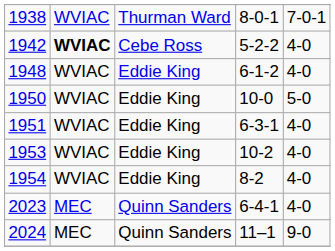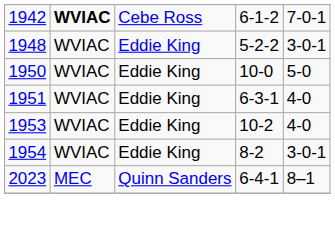- row: (27, 17)
(259, 44) 5-2-2 -> (259, 17) 6-1-2
(299, 44) 4-0 -> (307, 17) 7-0-1
(259, 71) 6-1-2 -> (259, 44) 5-2-2
(299, 71) 4-0 -> (307, 44) 3-0-1
(299, 179) 4-0 -> (307, 152) 3-0-1
(299, 206) 4-0 -> (301, 179) 8–1
- row: (27, 233)
